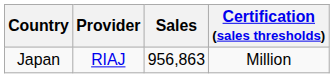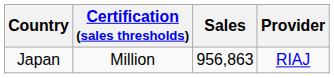columns swapped: (108, 25) <-> (269, 25)
